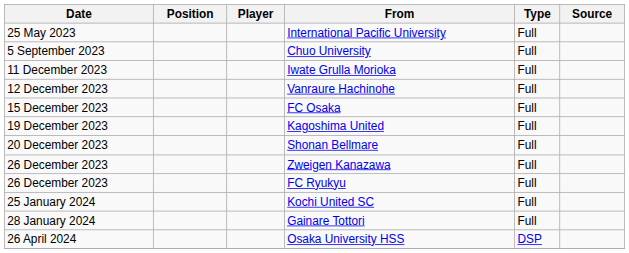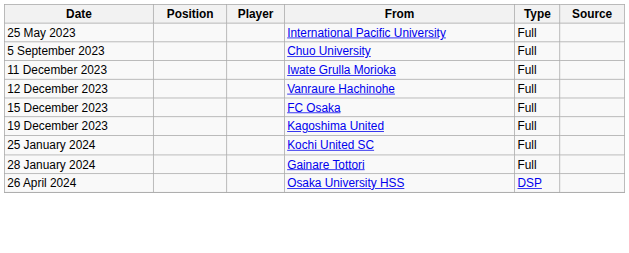- row: (333, 145)
- row: (339, 164)
- row: (316, 183)
